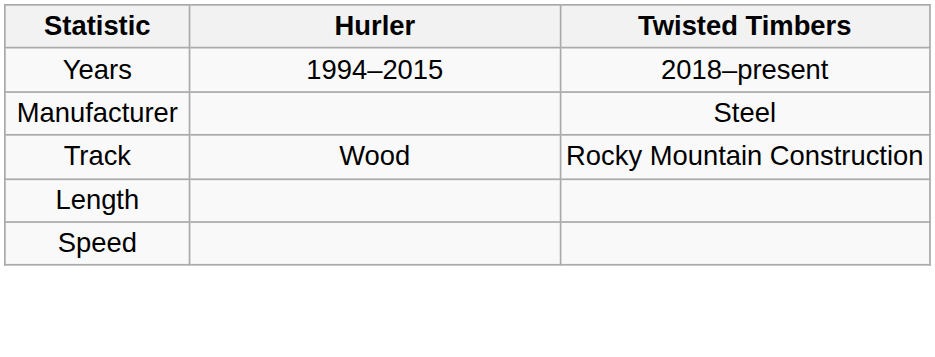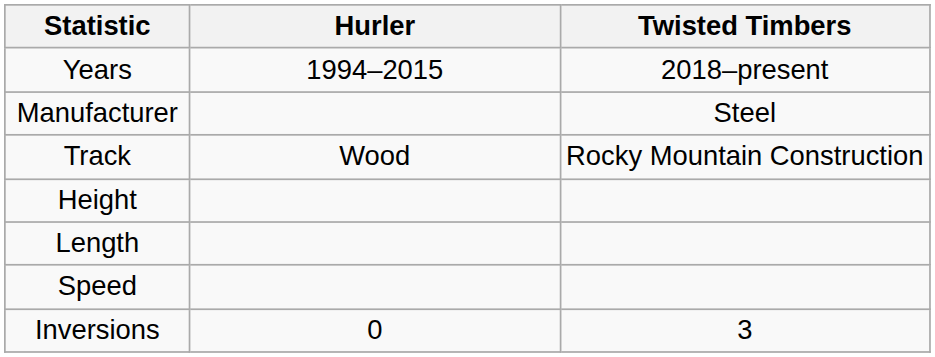+ row: (97, 199)
+ row: (97, 329)
